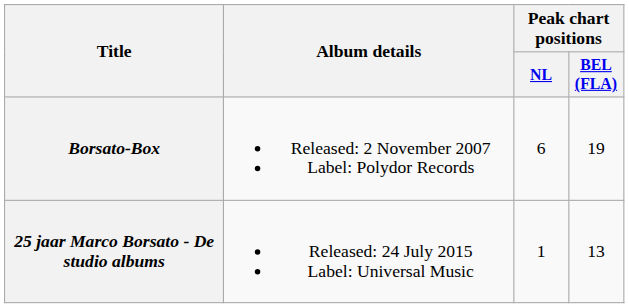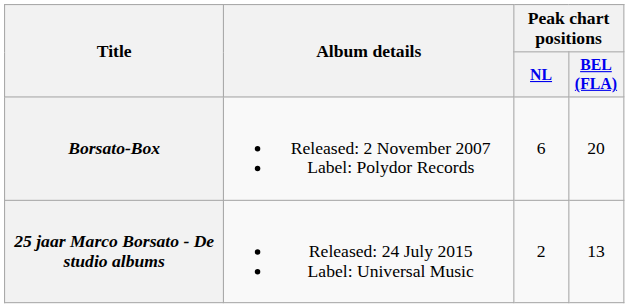(596, 148) 19 -> (596, 148) 20
(541, 251) 1 -> (541, 251) 2
